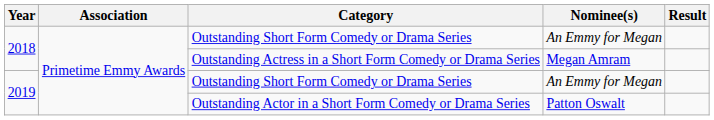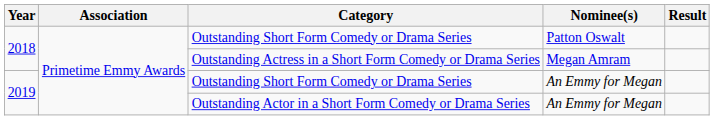(604, 37) An Emmy for Megan -> (586, 37) Patton Oswalt
(586, 103) Patton Oswalt -> (604, 103) An Emmy for Megan
